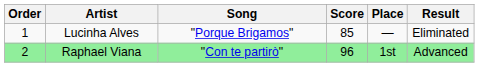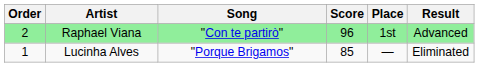rows swapped: (101, 33) <-> (101, 52)
